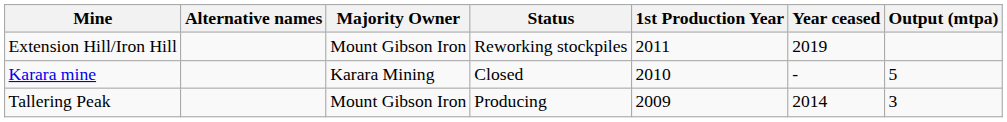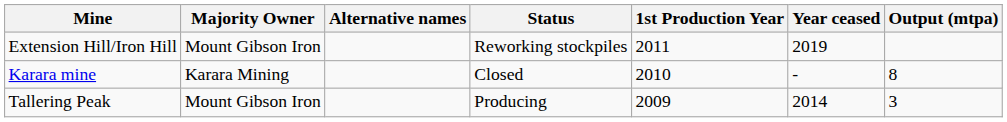columns swapped: (254, 18) <-> (398, 18)
(893, 74) 5 -> (893, 74) 8
